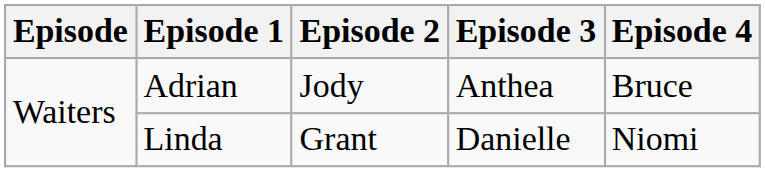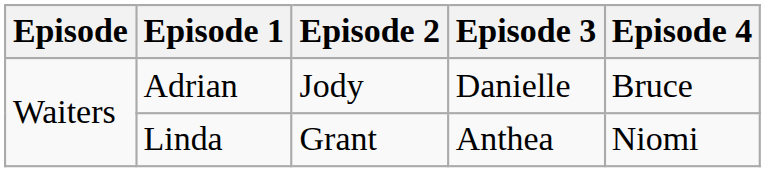(505, 85) Anthea -> (513, 85) Danielle
(513, 138) Danielle -> (505, 138) Anthea
